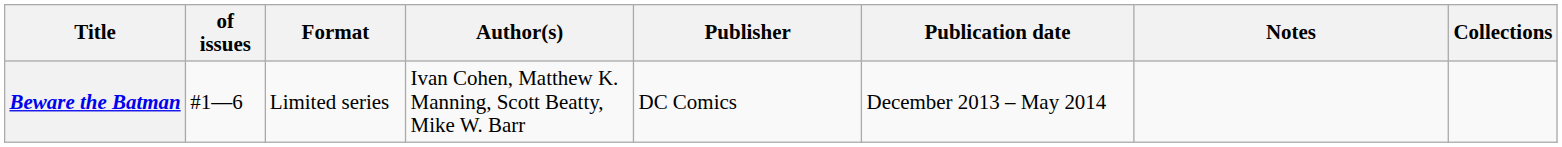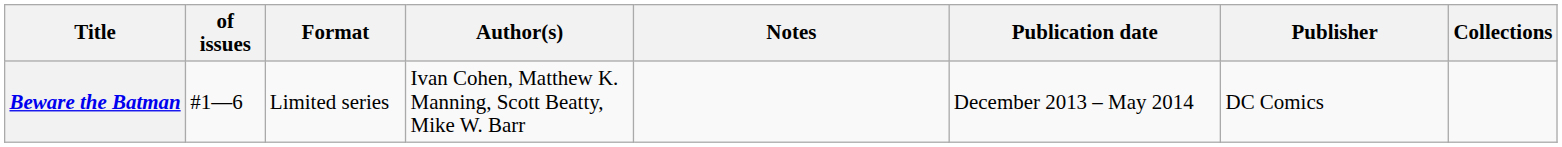columns swapped: (748, 32) <-> (1291, 32)
